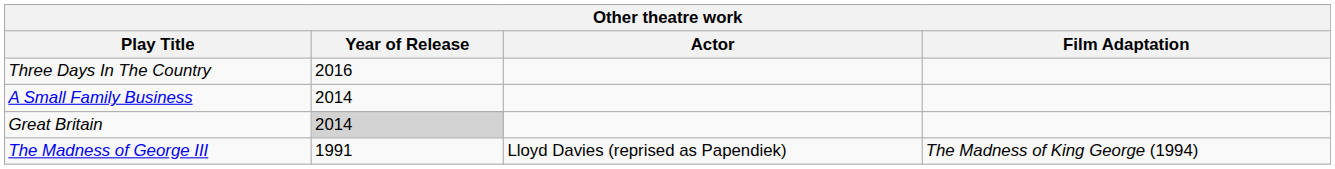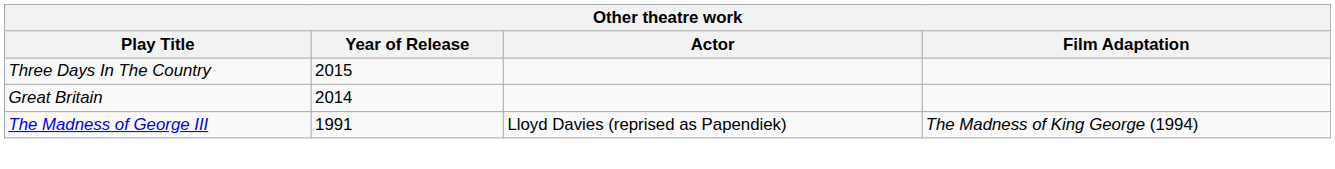(334, 71) 2016 -> (334, 71) 2015
- row: (101, 97)
(334, 124) lightgrey background -> (334, 97) no background
